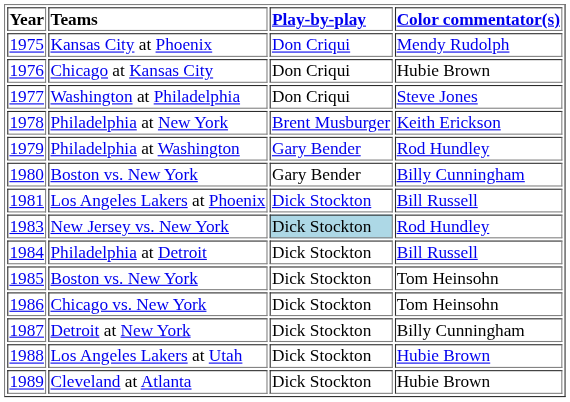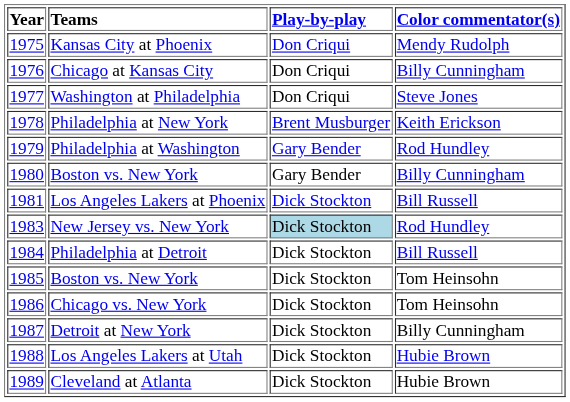(443, 70) Hubie Brown -> (461, 70) Billy Cunningham
